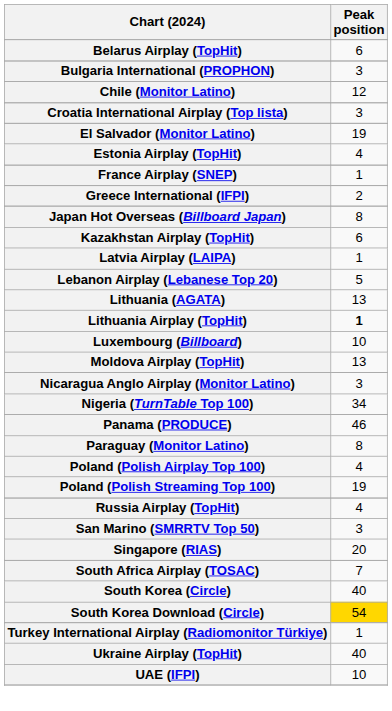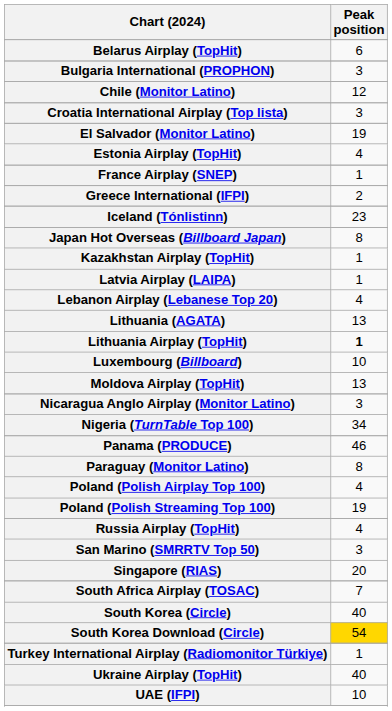+ row: (167, 216)
(359, 237) 6 -> (359, 258) 1
(359, 279) 5 -> (359, 300) 4
